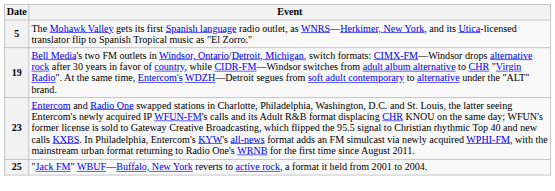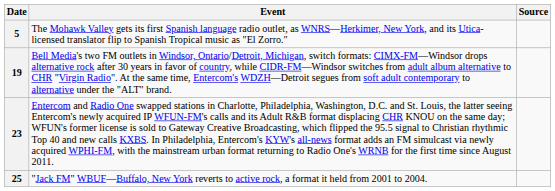+ column: (533, 12)
